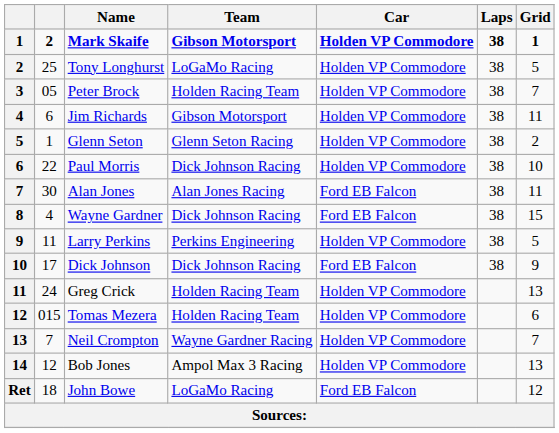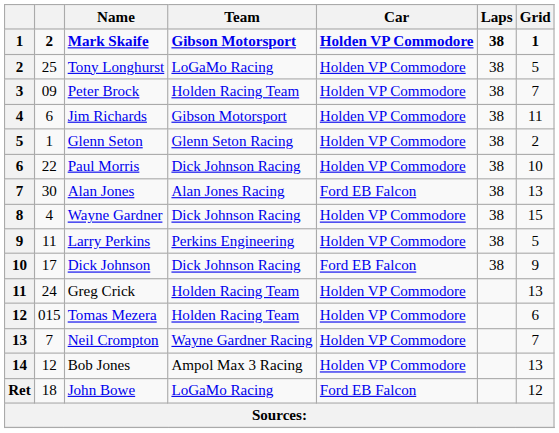(49, 91) 05 -> (49, 91) 09
(535, 190) 11 -> (535, 190) 13
(368, 215) Ford EB Falcon -> (393, 215) Holden VP Commodore
